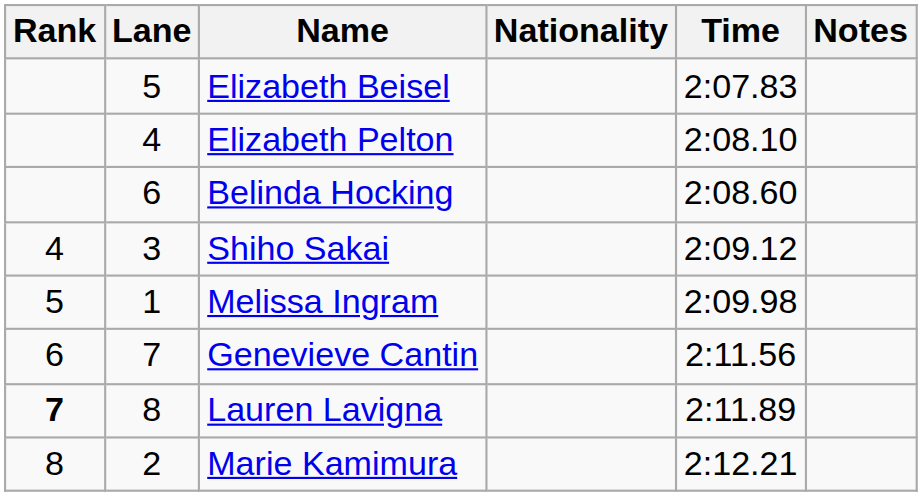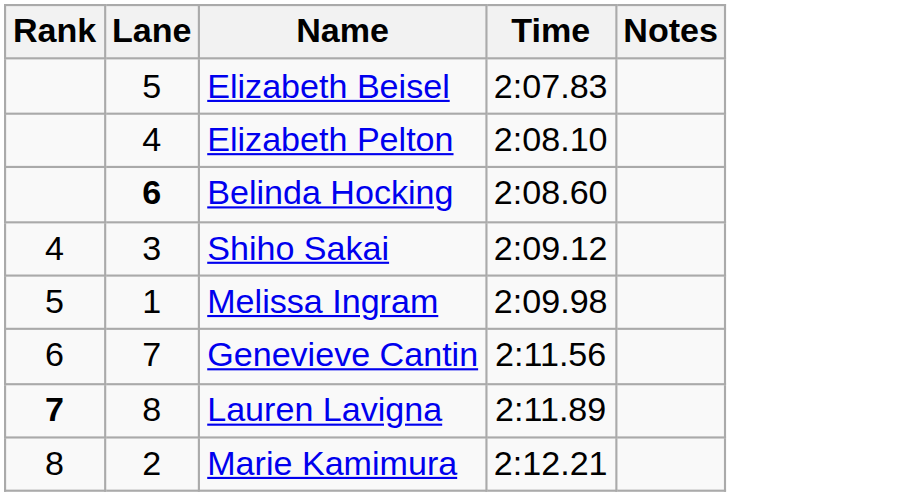- column: (581, 31)
(152, 193) normal -> (152, 193) bold
